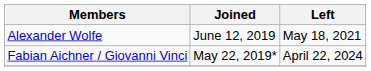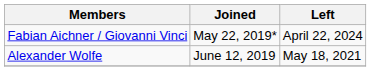rows swapped: (55, 35) <-> (97, 55)
